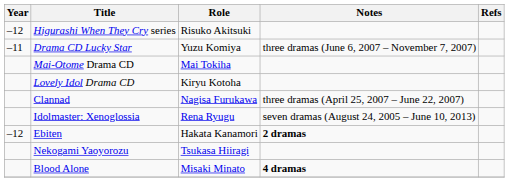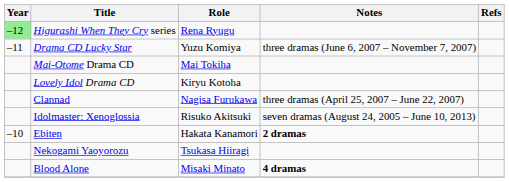(15, 30) no background -> (15, 30) lightgreen background
(216, 30) Risuko Akitsuki -> (207, 30) Rena Ryugu
(207, 116) Rena Ryugu -> (216, 116) Risuko Akitsuki
(15, 133) –12 -> (15, 133) –10
